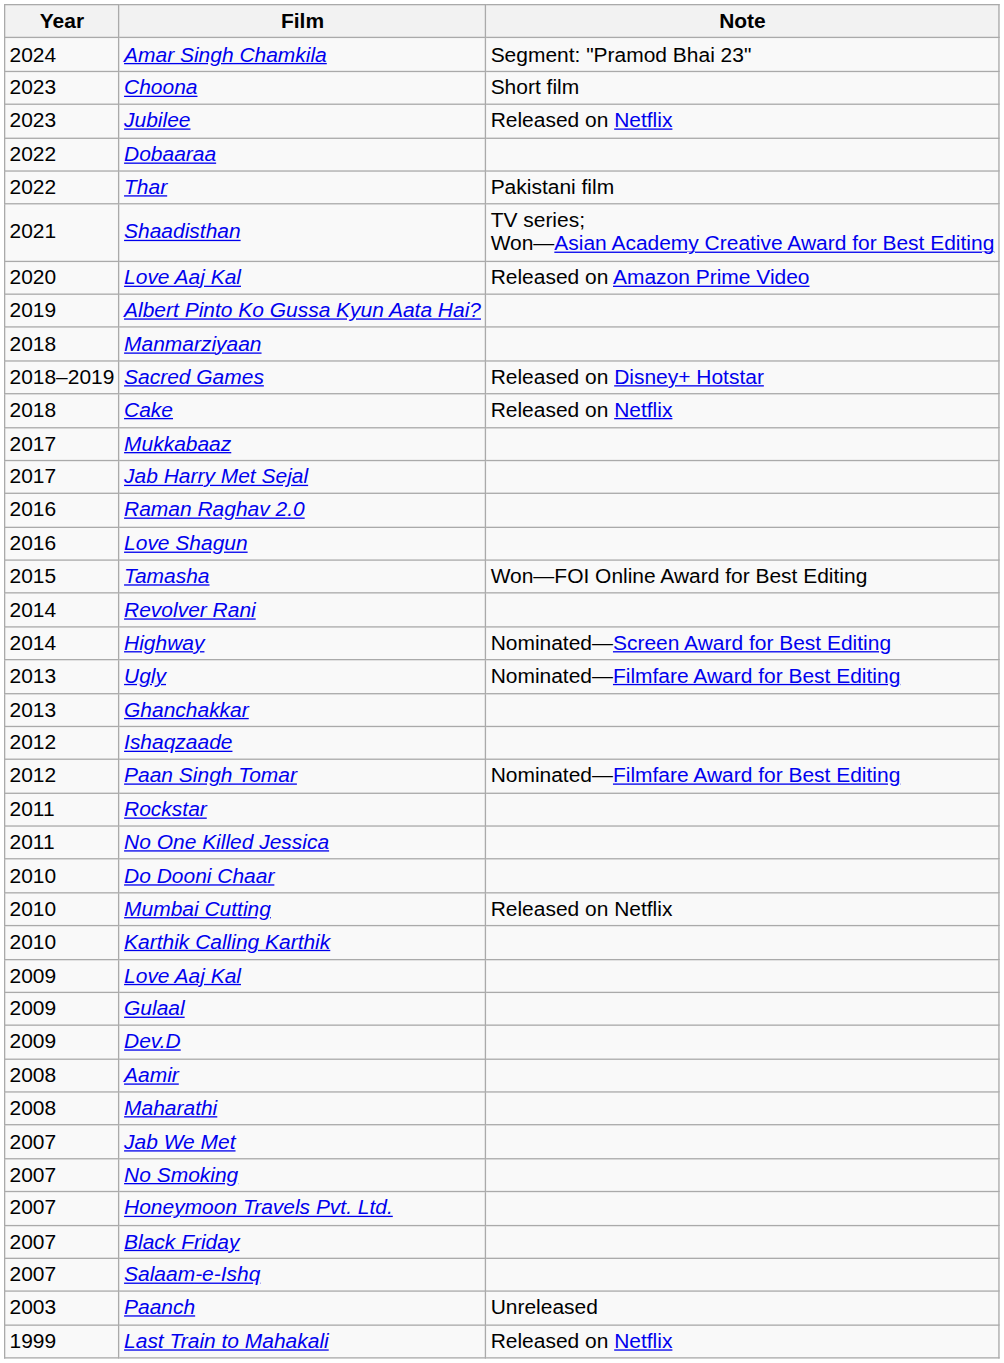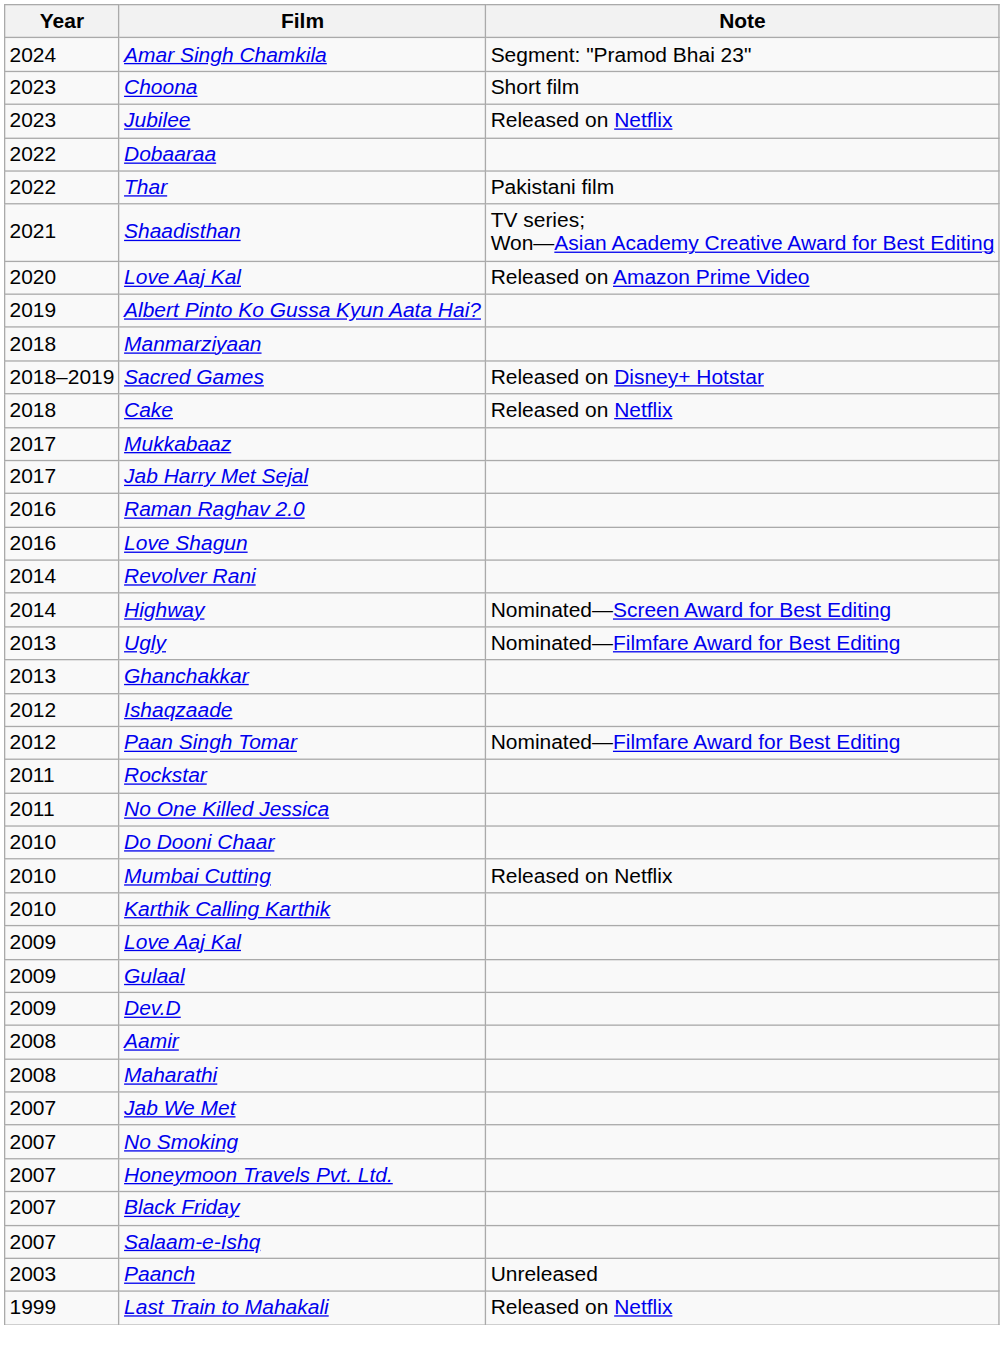- row: (33, 576)
